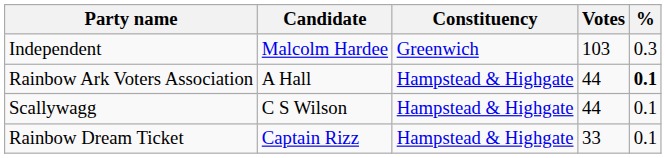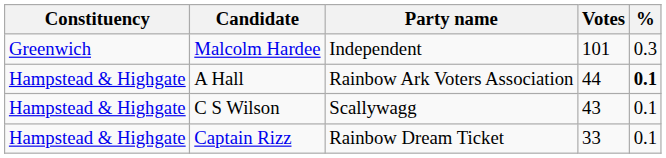columns swapped: (485, 19) <-> (131, 19)
(596, 49) 103 -> (596, 49) 101
(591, 108) 44 -> (591, 108) 43
